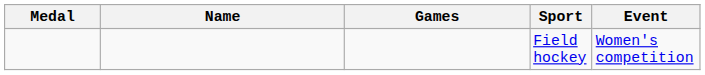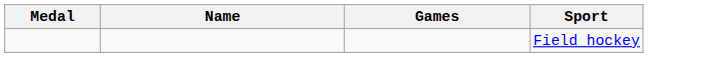- column: (646, 17)
